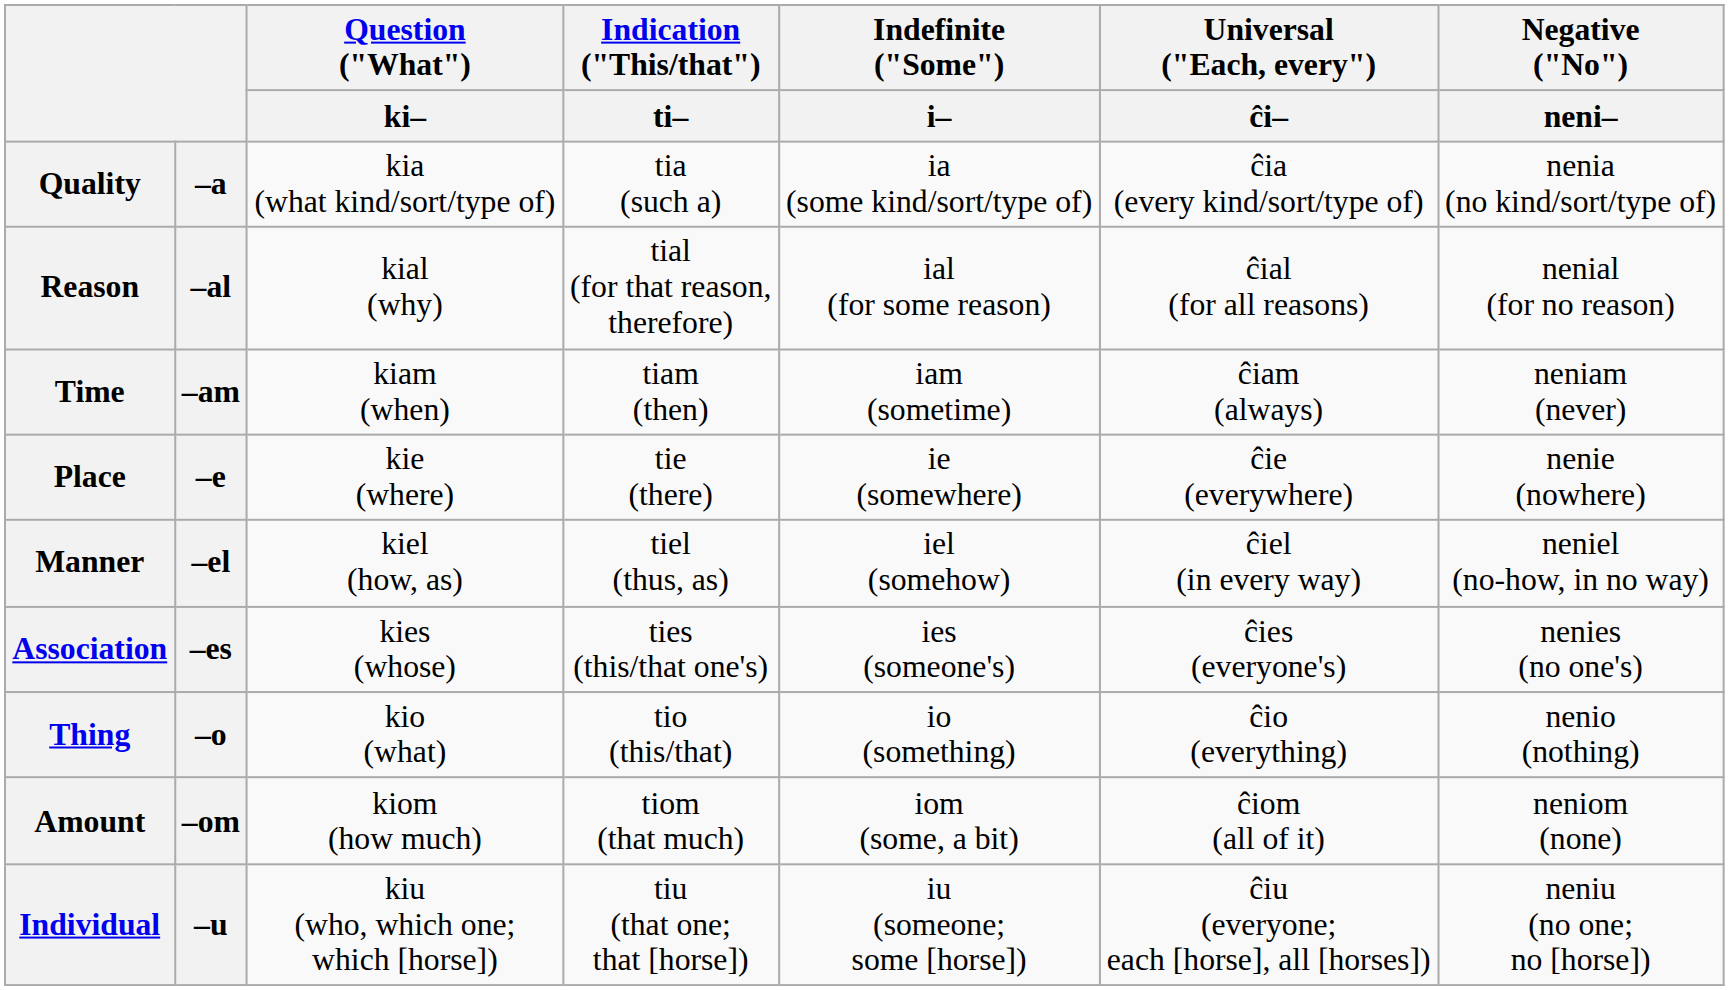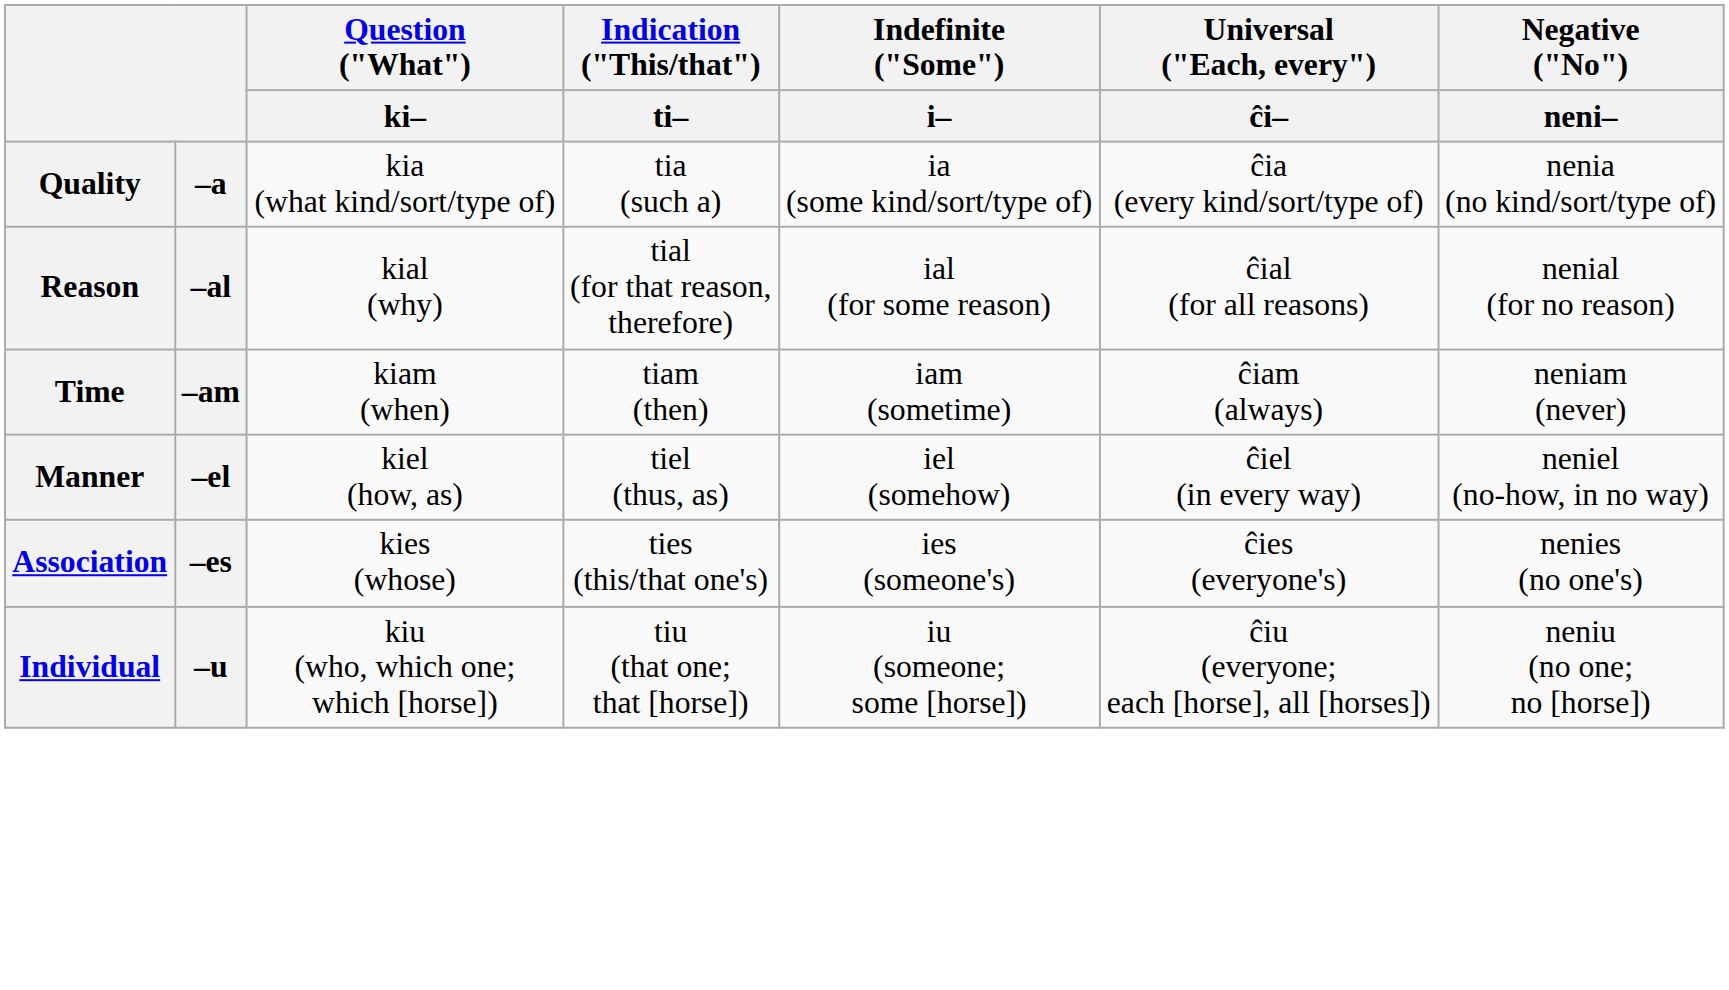- row: (90, 476)
- row: (90, 734)
- row: (90, 820)
